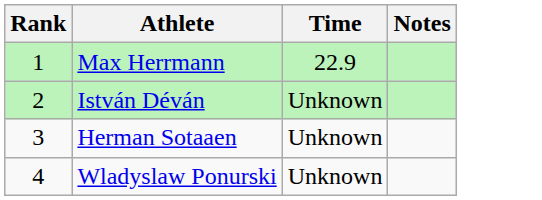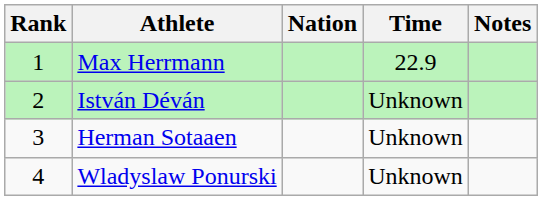+ column: (322, 23)
